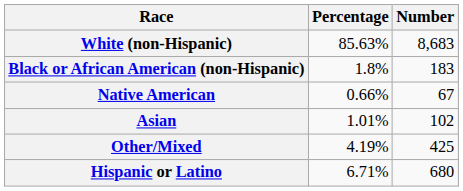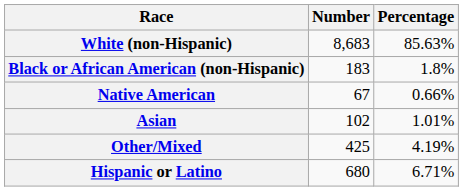columns swapped: (425, 17) <-> (350, 17)
